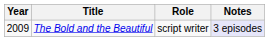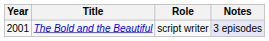(18, 28) 2009 -> (18, 28) 2001
